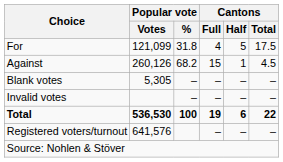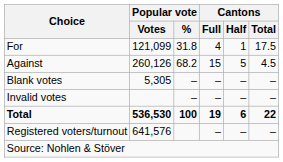(243, 47) 5 -> (243, 47) 1
(243, 64) 1 -> (243, 64) 5
